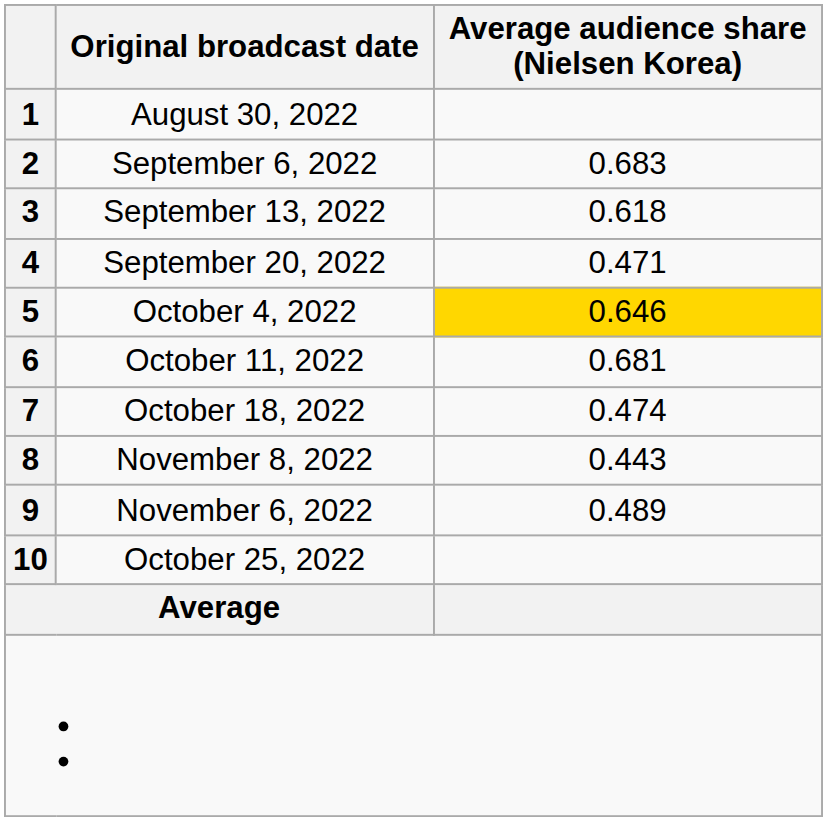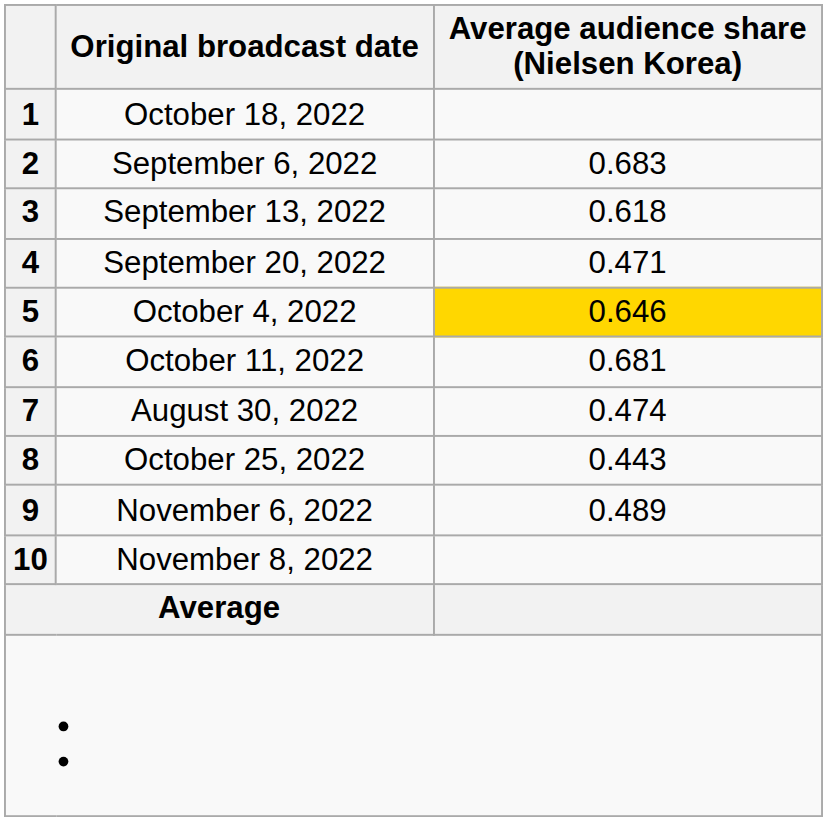(245, 113) August 30, 2022 -> (245, 113) October 18, 2022
(245, 410) October 18, 2022 -> (245, 410) August 30, 2022
(245, 460) November 8, 2022 -> (245, 460) October 25, 2022
(245, 559) October 25, 2022 -> (245, 559) November 8, 2022
